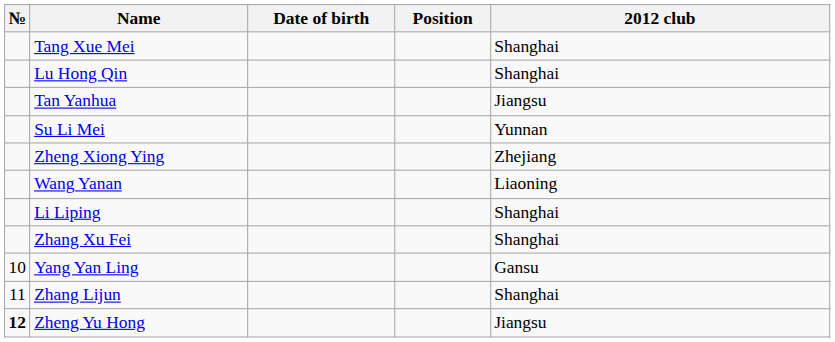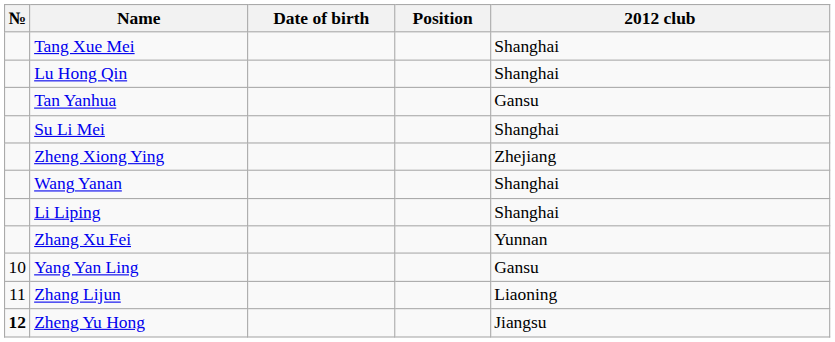(520, 101) Jiangsu -> (517, 101) Gansu
(521, 128) Yunnan -> (527, 128) Shanghai
(526, 184) Liaoning -> (527, 184) Shanghai
(527, 239) Shanghai -> (521, 239) Yunnan
(527, 294) Shanghai -> (526, 294) Liaoning
